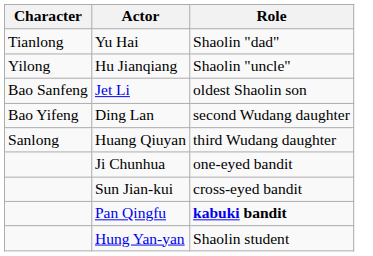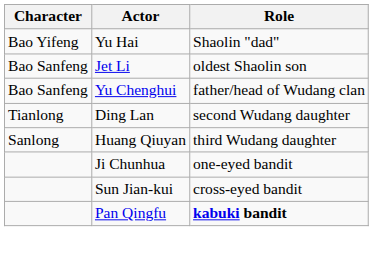(36, 41) Tianlong -> (43, 41) Bao Yifeng
- row: (136, 66)
+ row: (136, 90)
(43, 115) Bao Yifeng -> (36, 115) Tianlong
- row: (140, 238)
